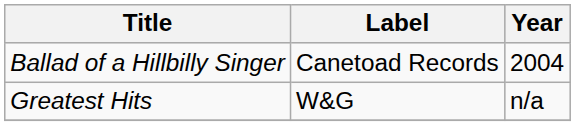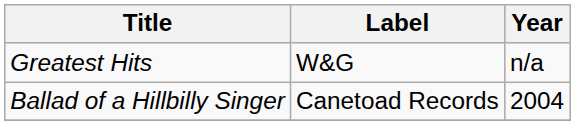rows swapped: (81, 100) <-> (148, 62)
